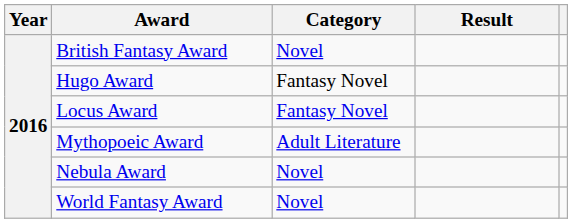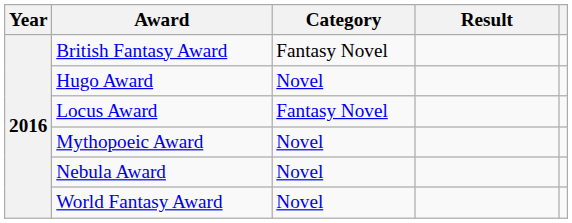(300, 50) Novel -> (332, 50) Fantasy Novel
(332, 80) Fantasy Novel -> (300, 80) Novel
(338, 141) Adult Literature -> (300, 141) Novel
